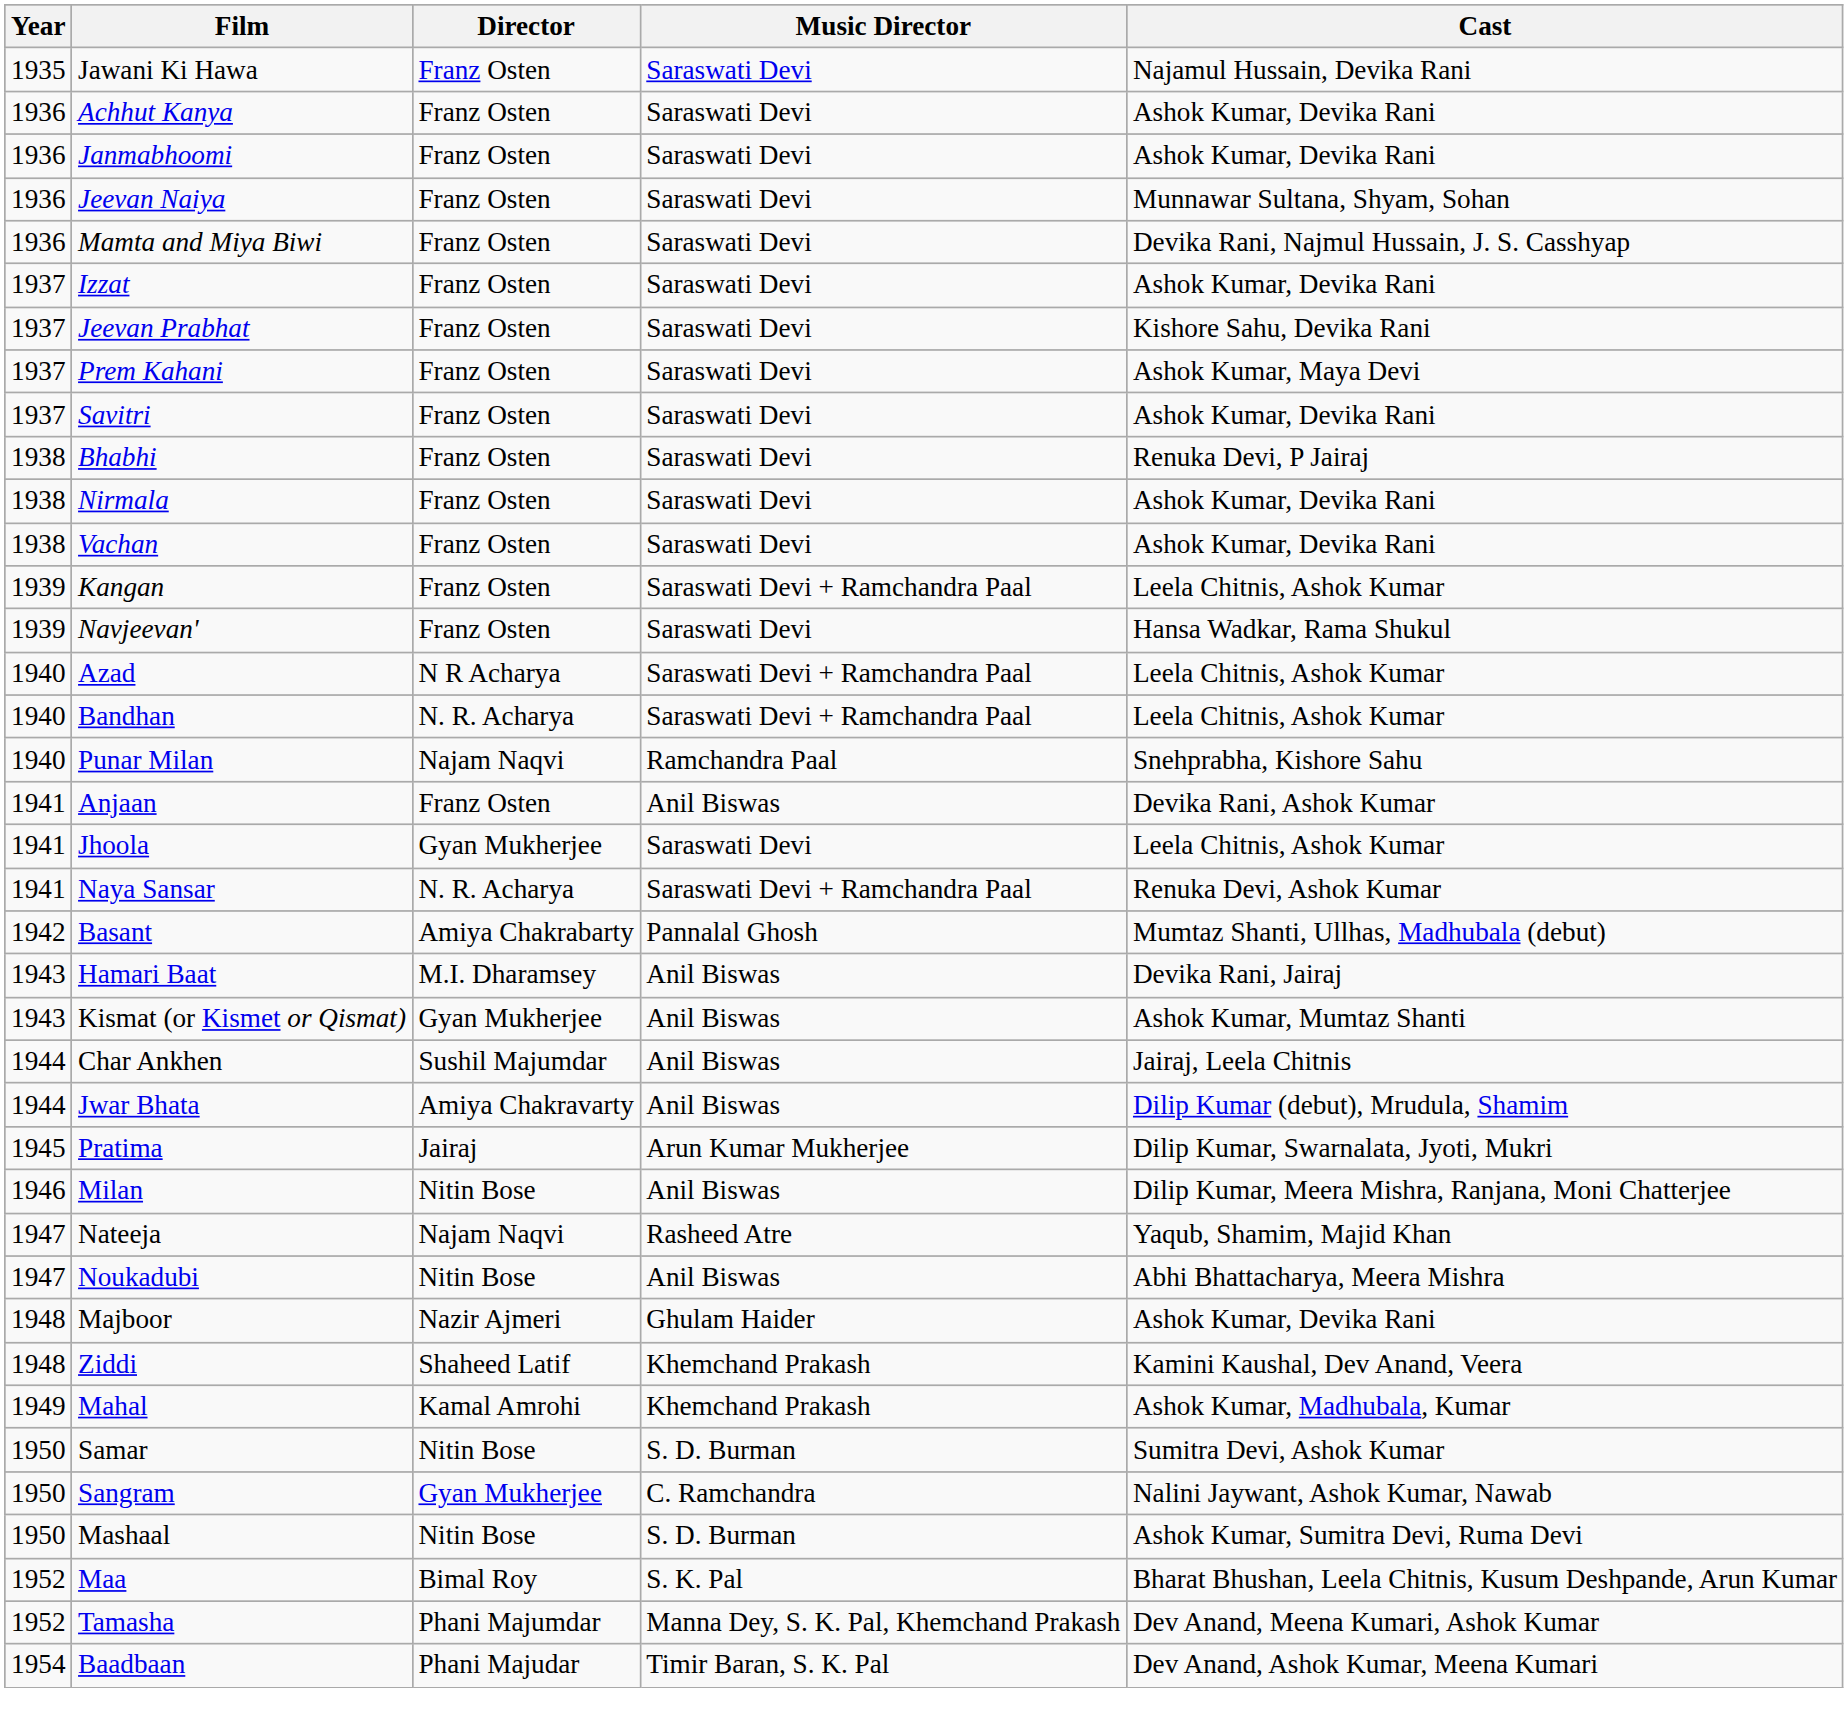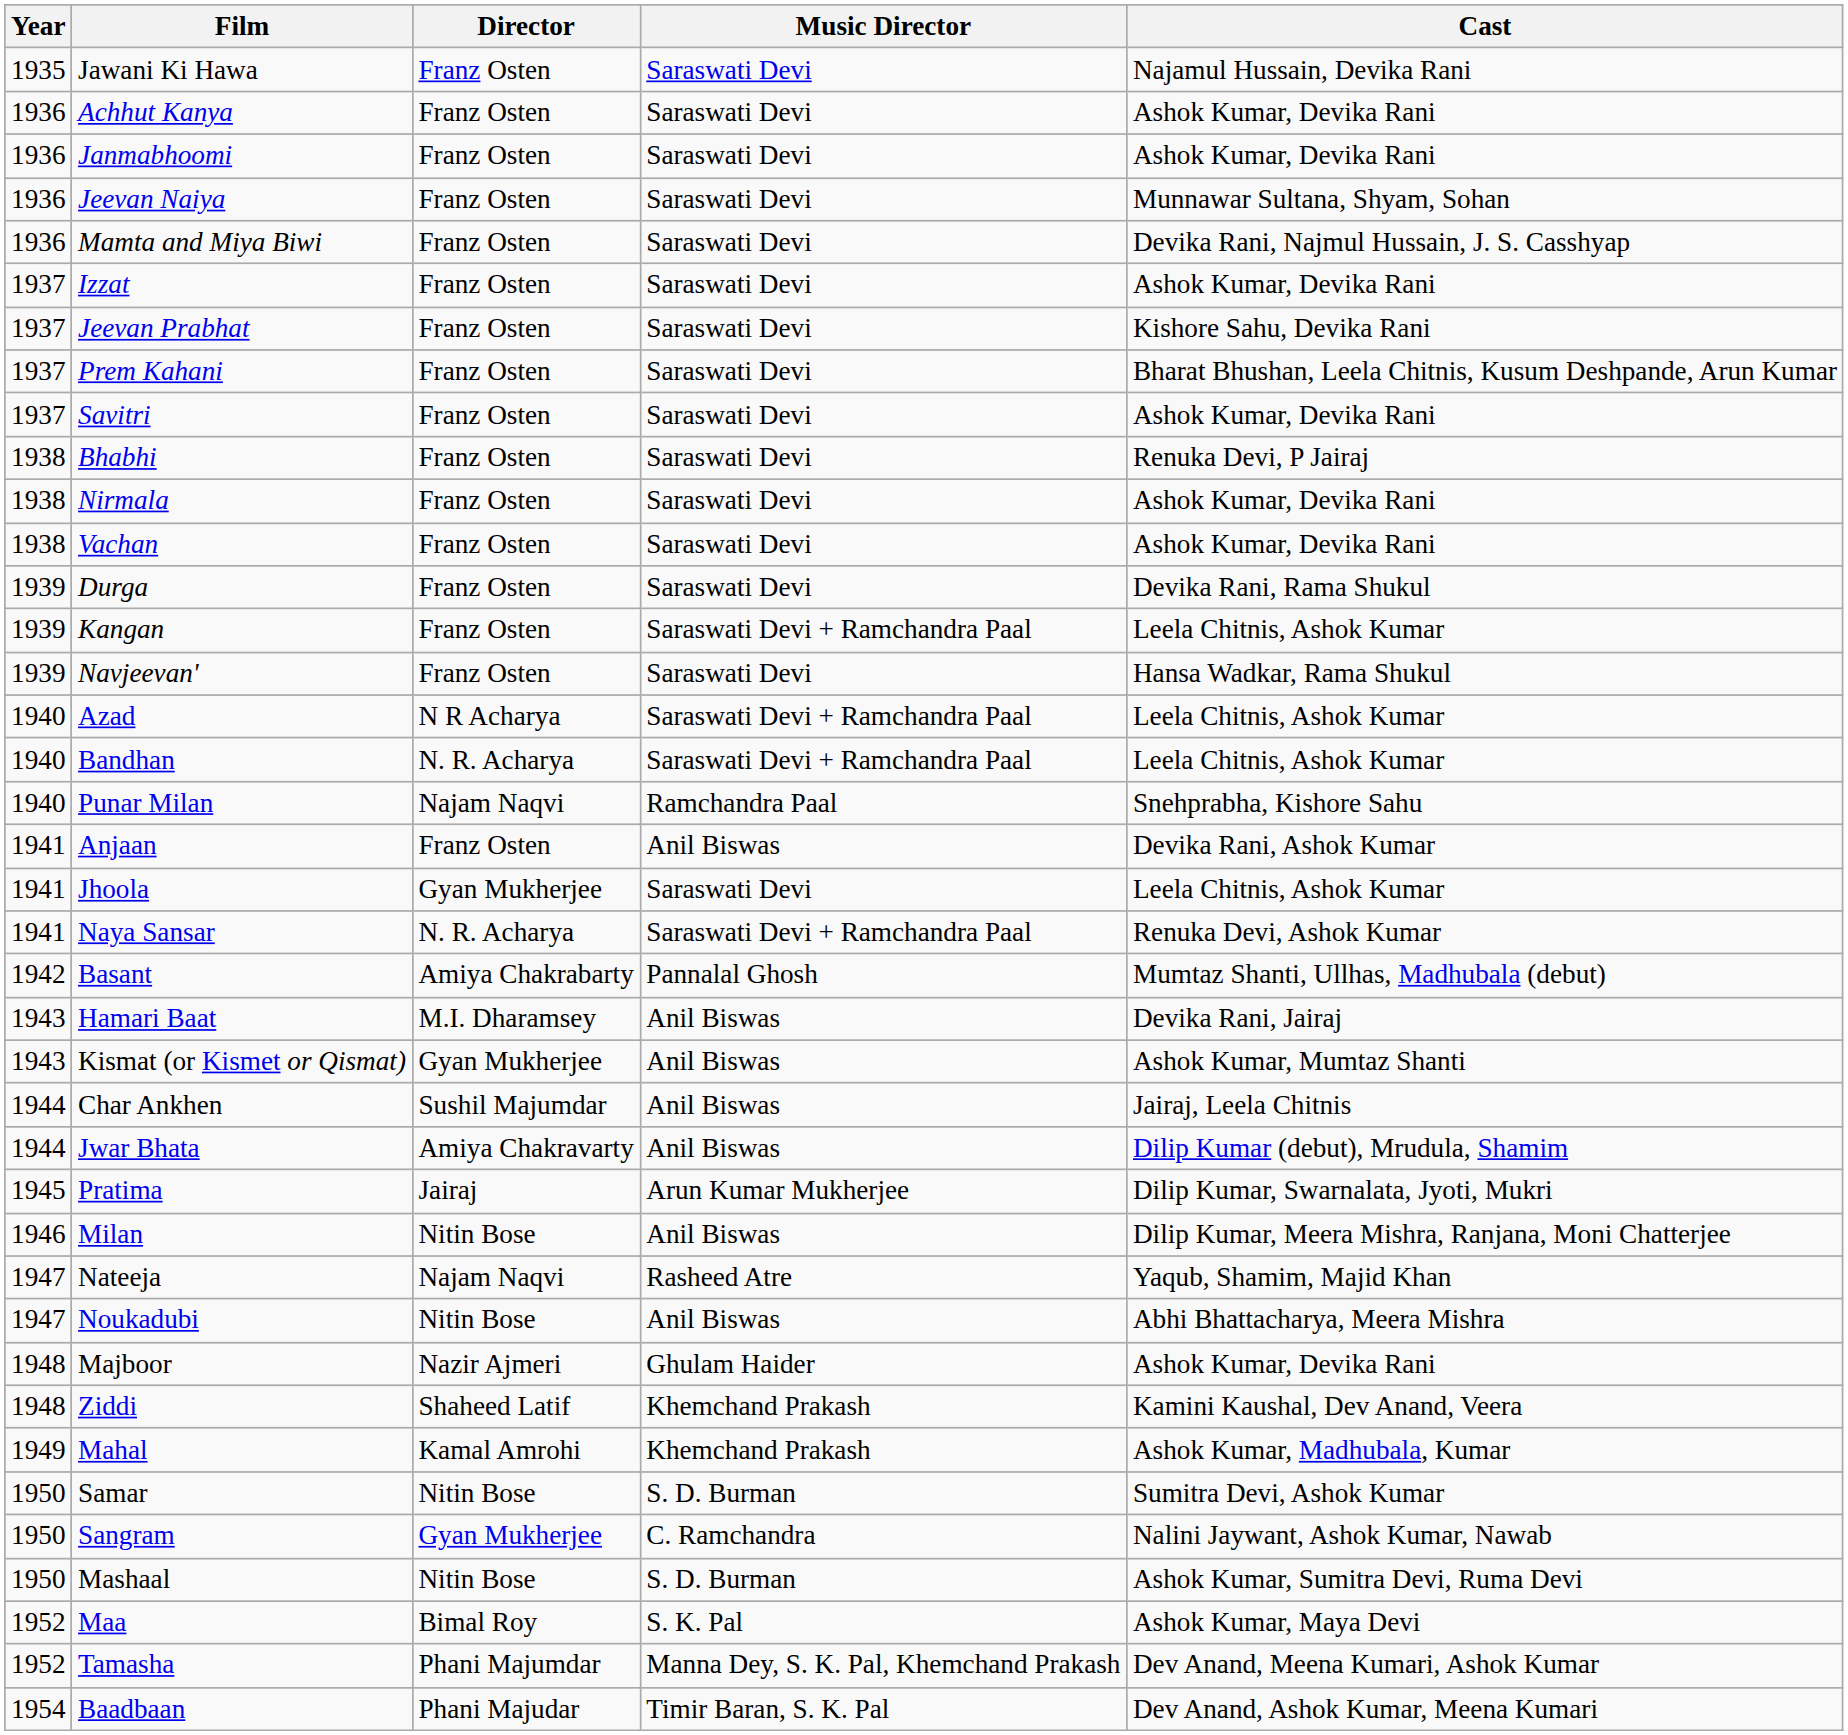(1277, 371) Ashok Kumar, Maya Devi -> (1485, 371) Bharat Bhushan, Leela Chitnis, Kusum Deshpande, Arun Kumar
+ row: (113, 586)
(1485, 1579) Bharat Bhushan, Leela Chitnis, Kusum Deshpande, Arun Kumar -> (1277, 1622) Ashok Kumar, Maya Devi
